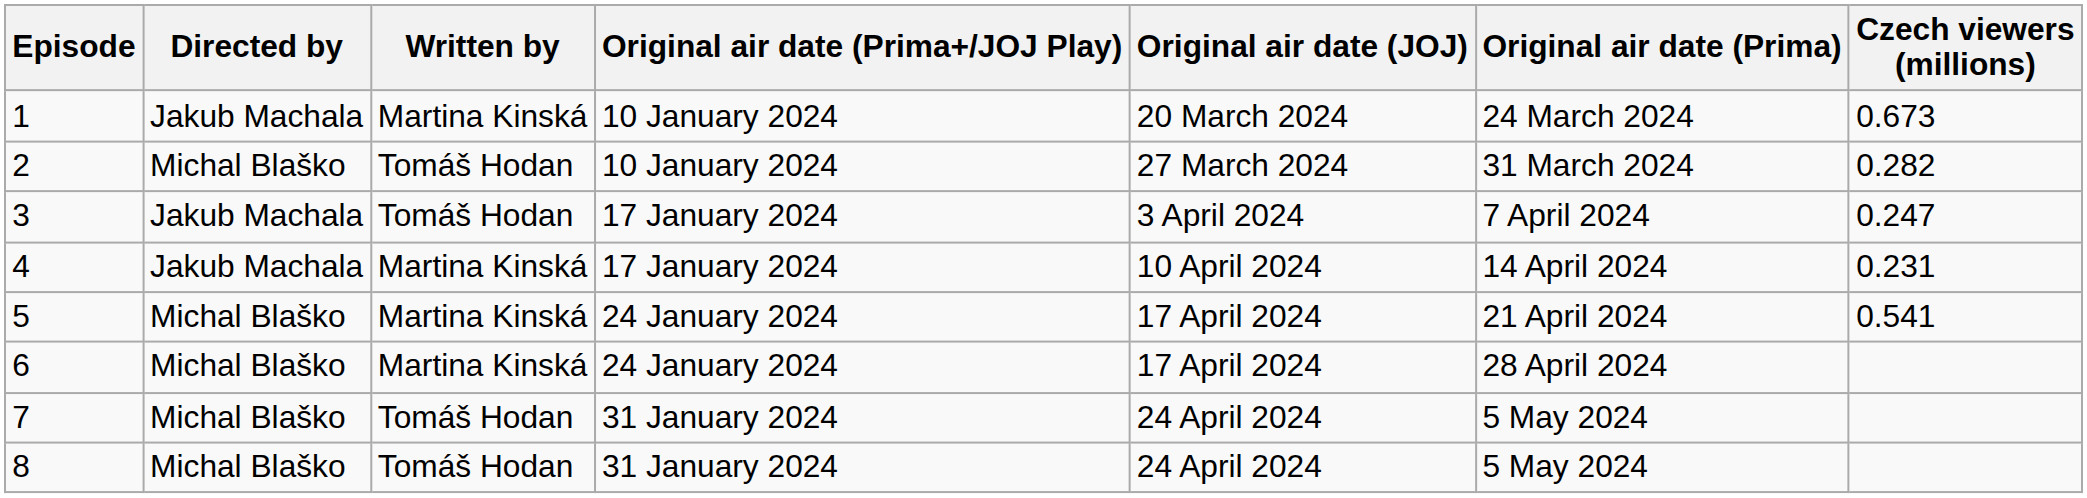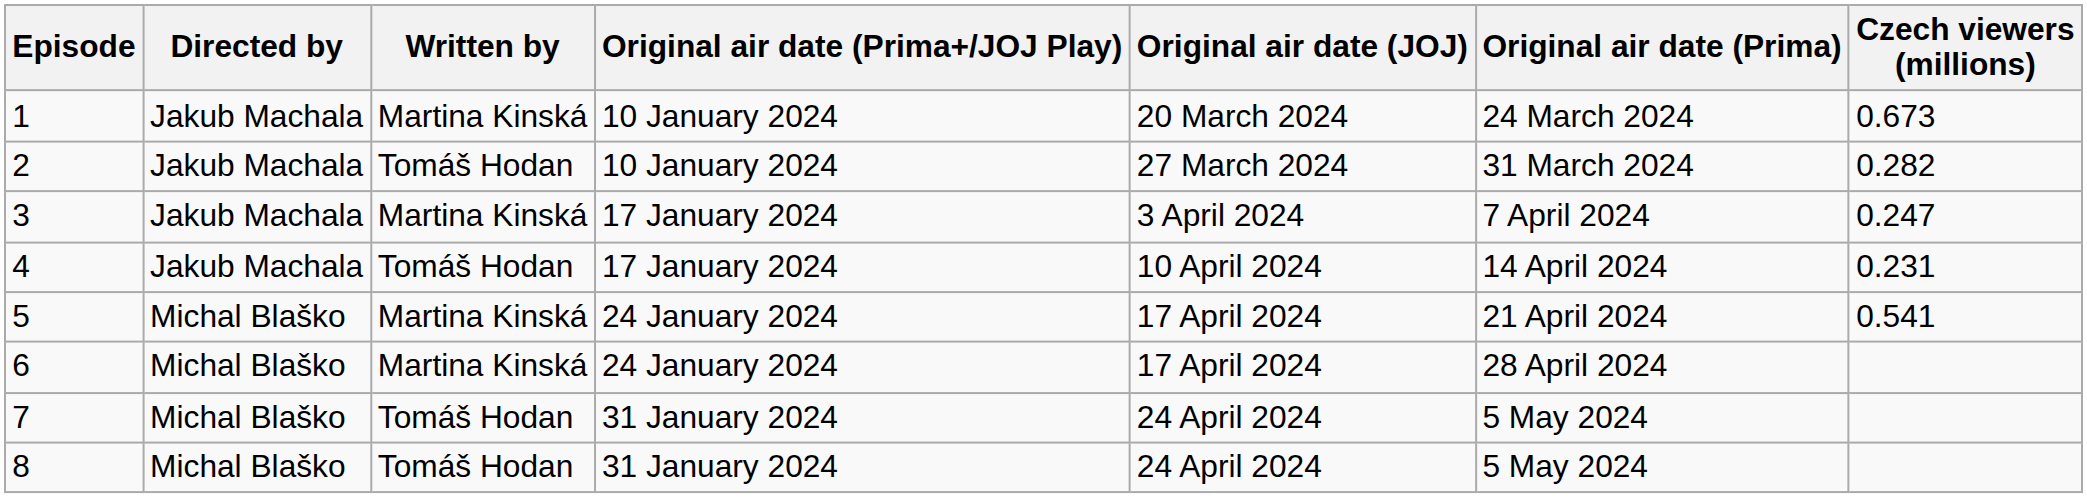(248, 165) Michal Blaško -> (257, 165) Jakub Machala
(476, 215) Tomáš Hodan -> (483, 215) Martina Kinská
(483, 266) Martina Kinská -> (476, 266) Tomáš Hodan
